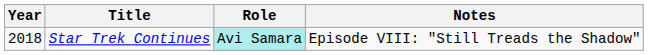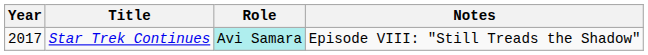(25, 39) 2018 -> (25, 39) 2017
